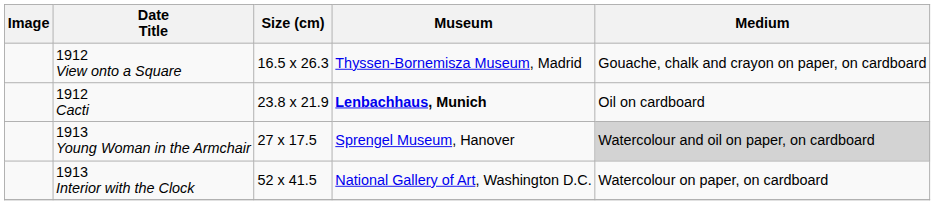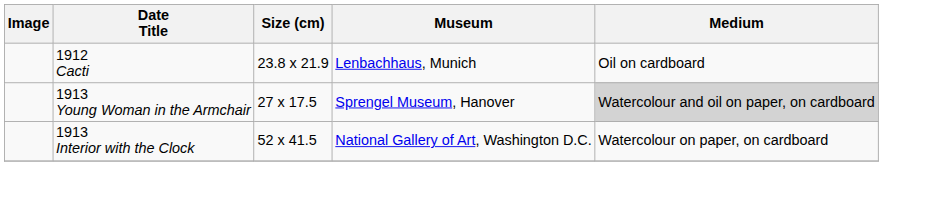- row: (119, 63)
(411, 102) bold -> (406, 63) normal
